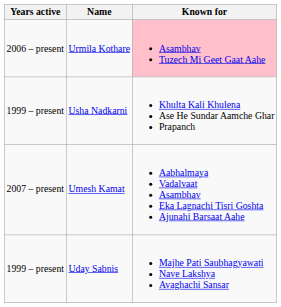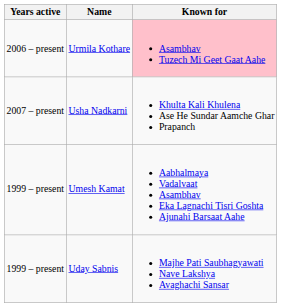(35, 110) 1999 – present -> (35, 110) 2007 – present
(35, 189) 2007 – present -> (35, 189) 1999 – present
